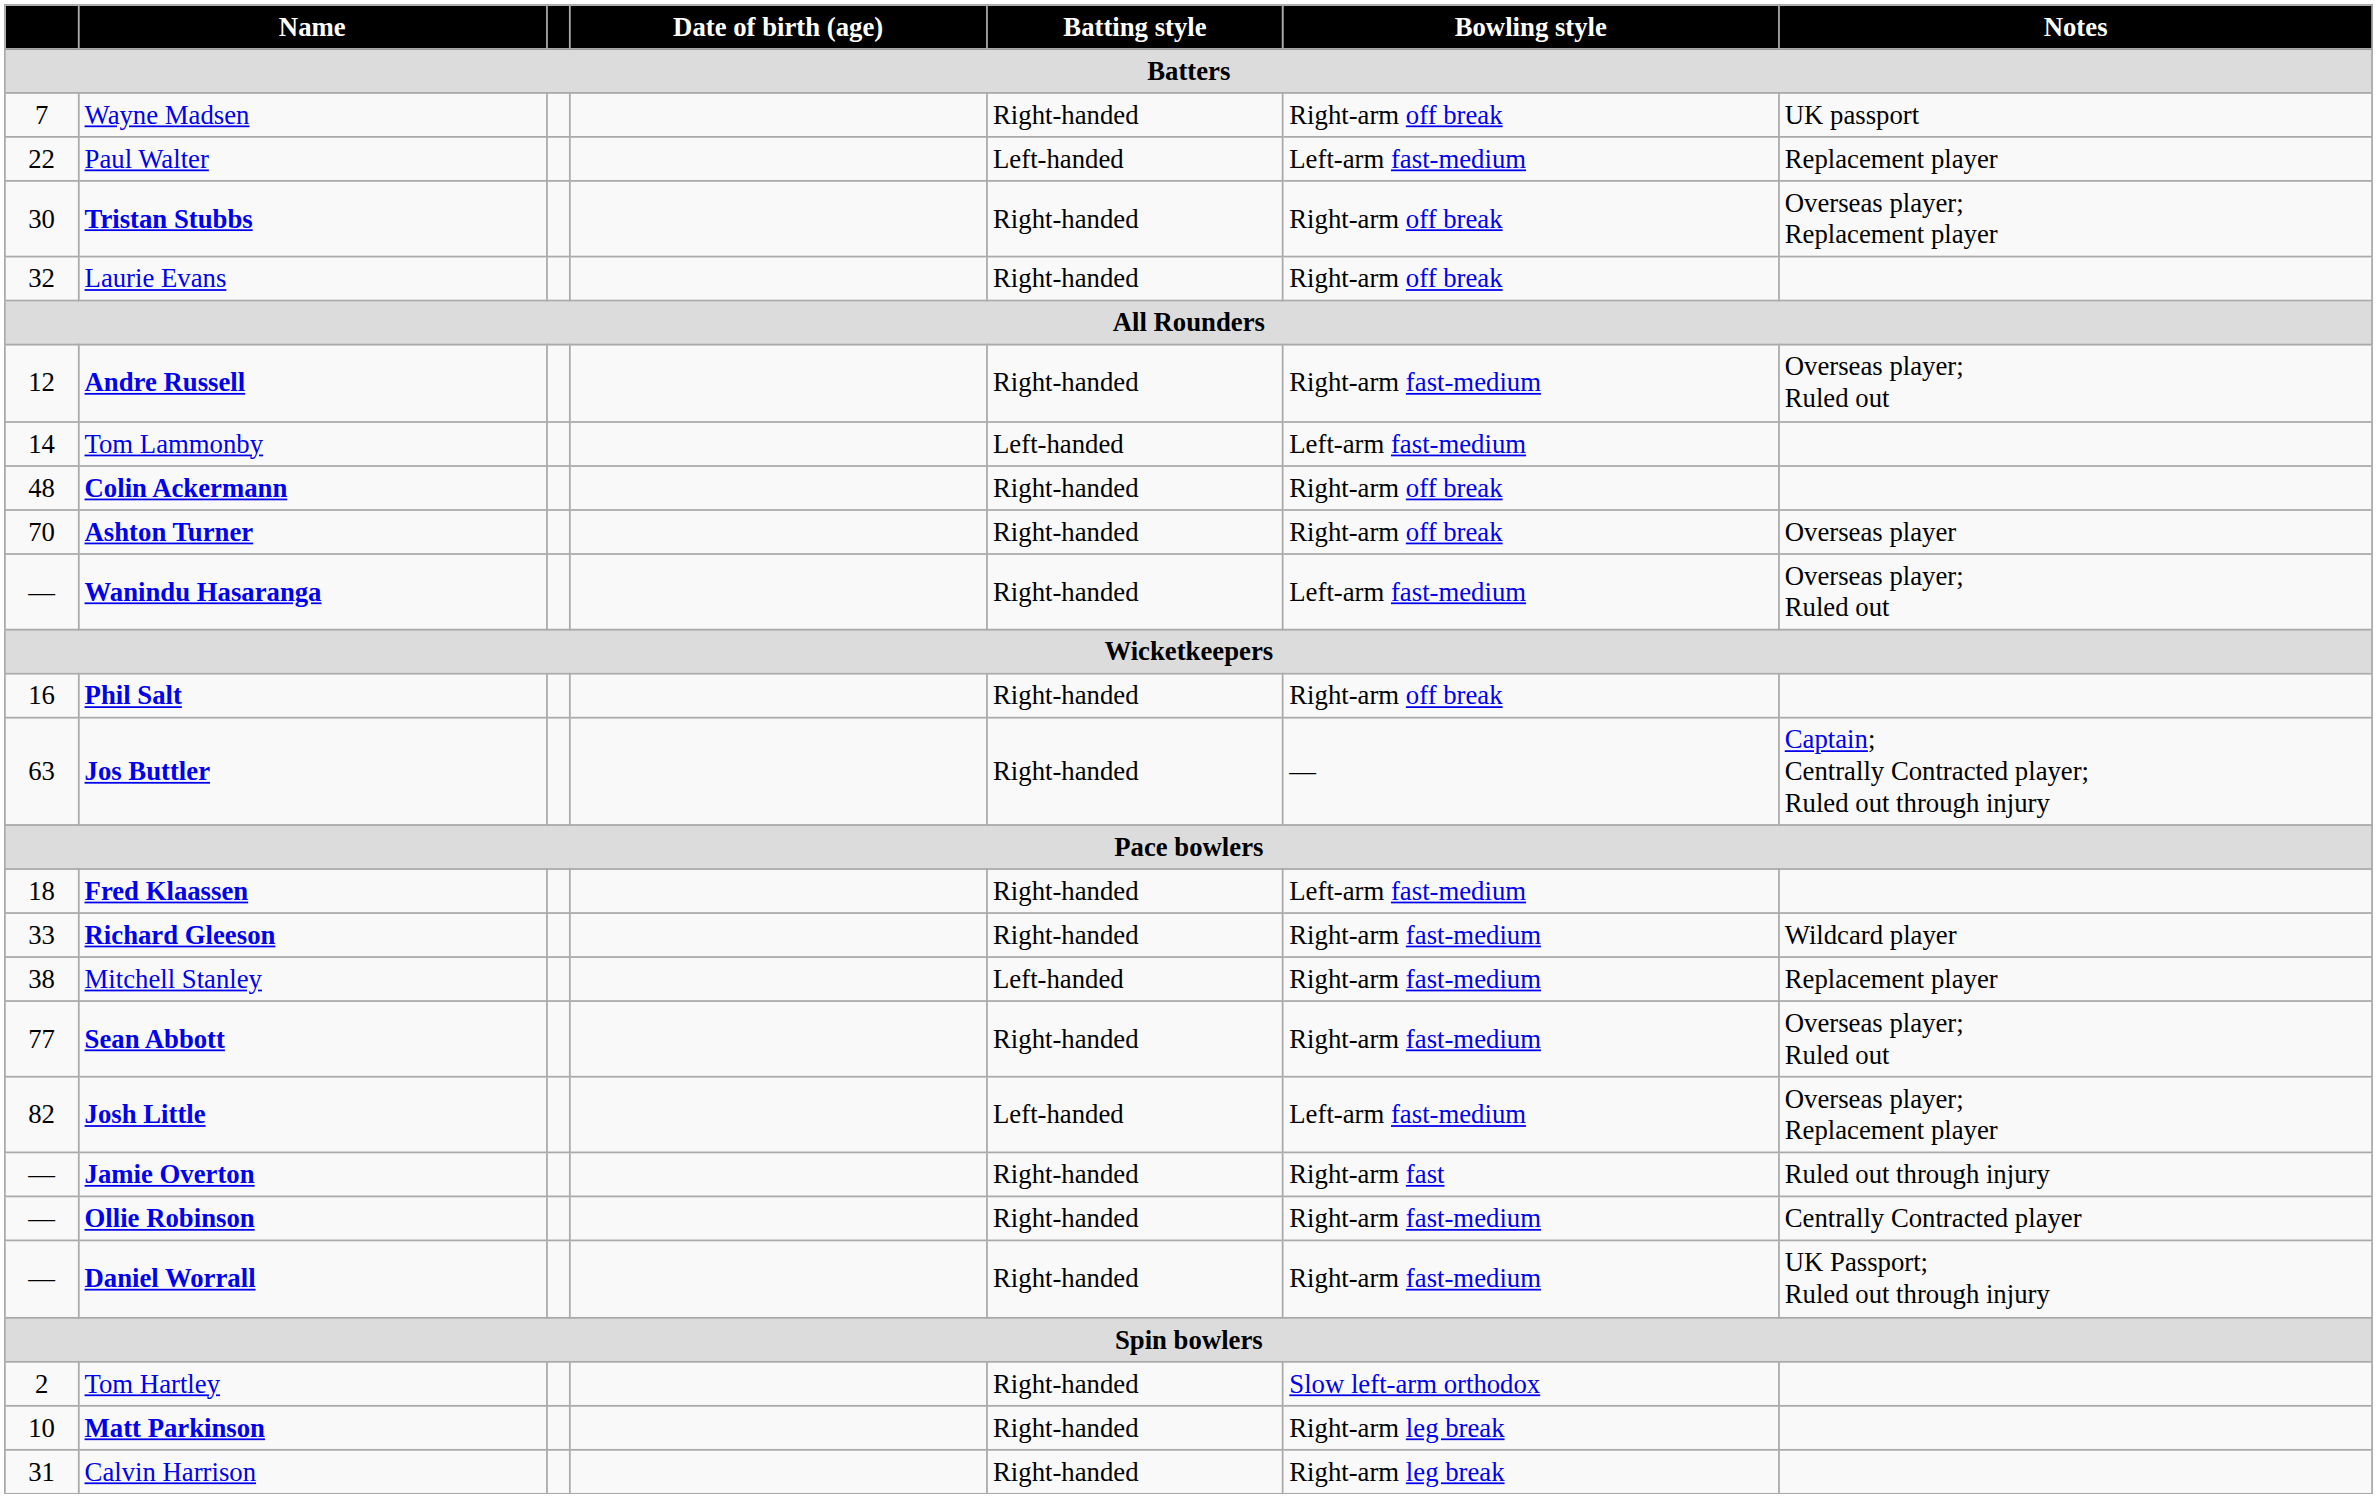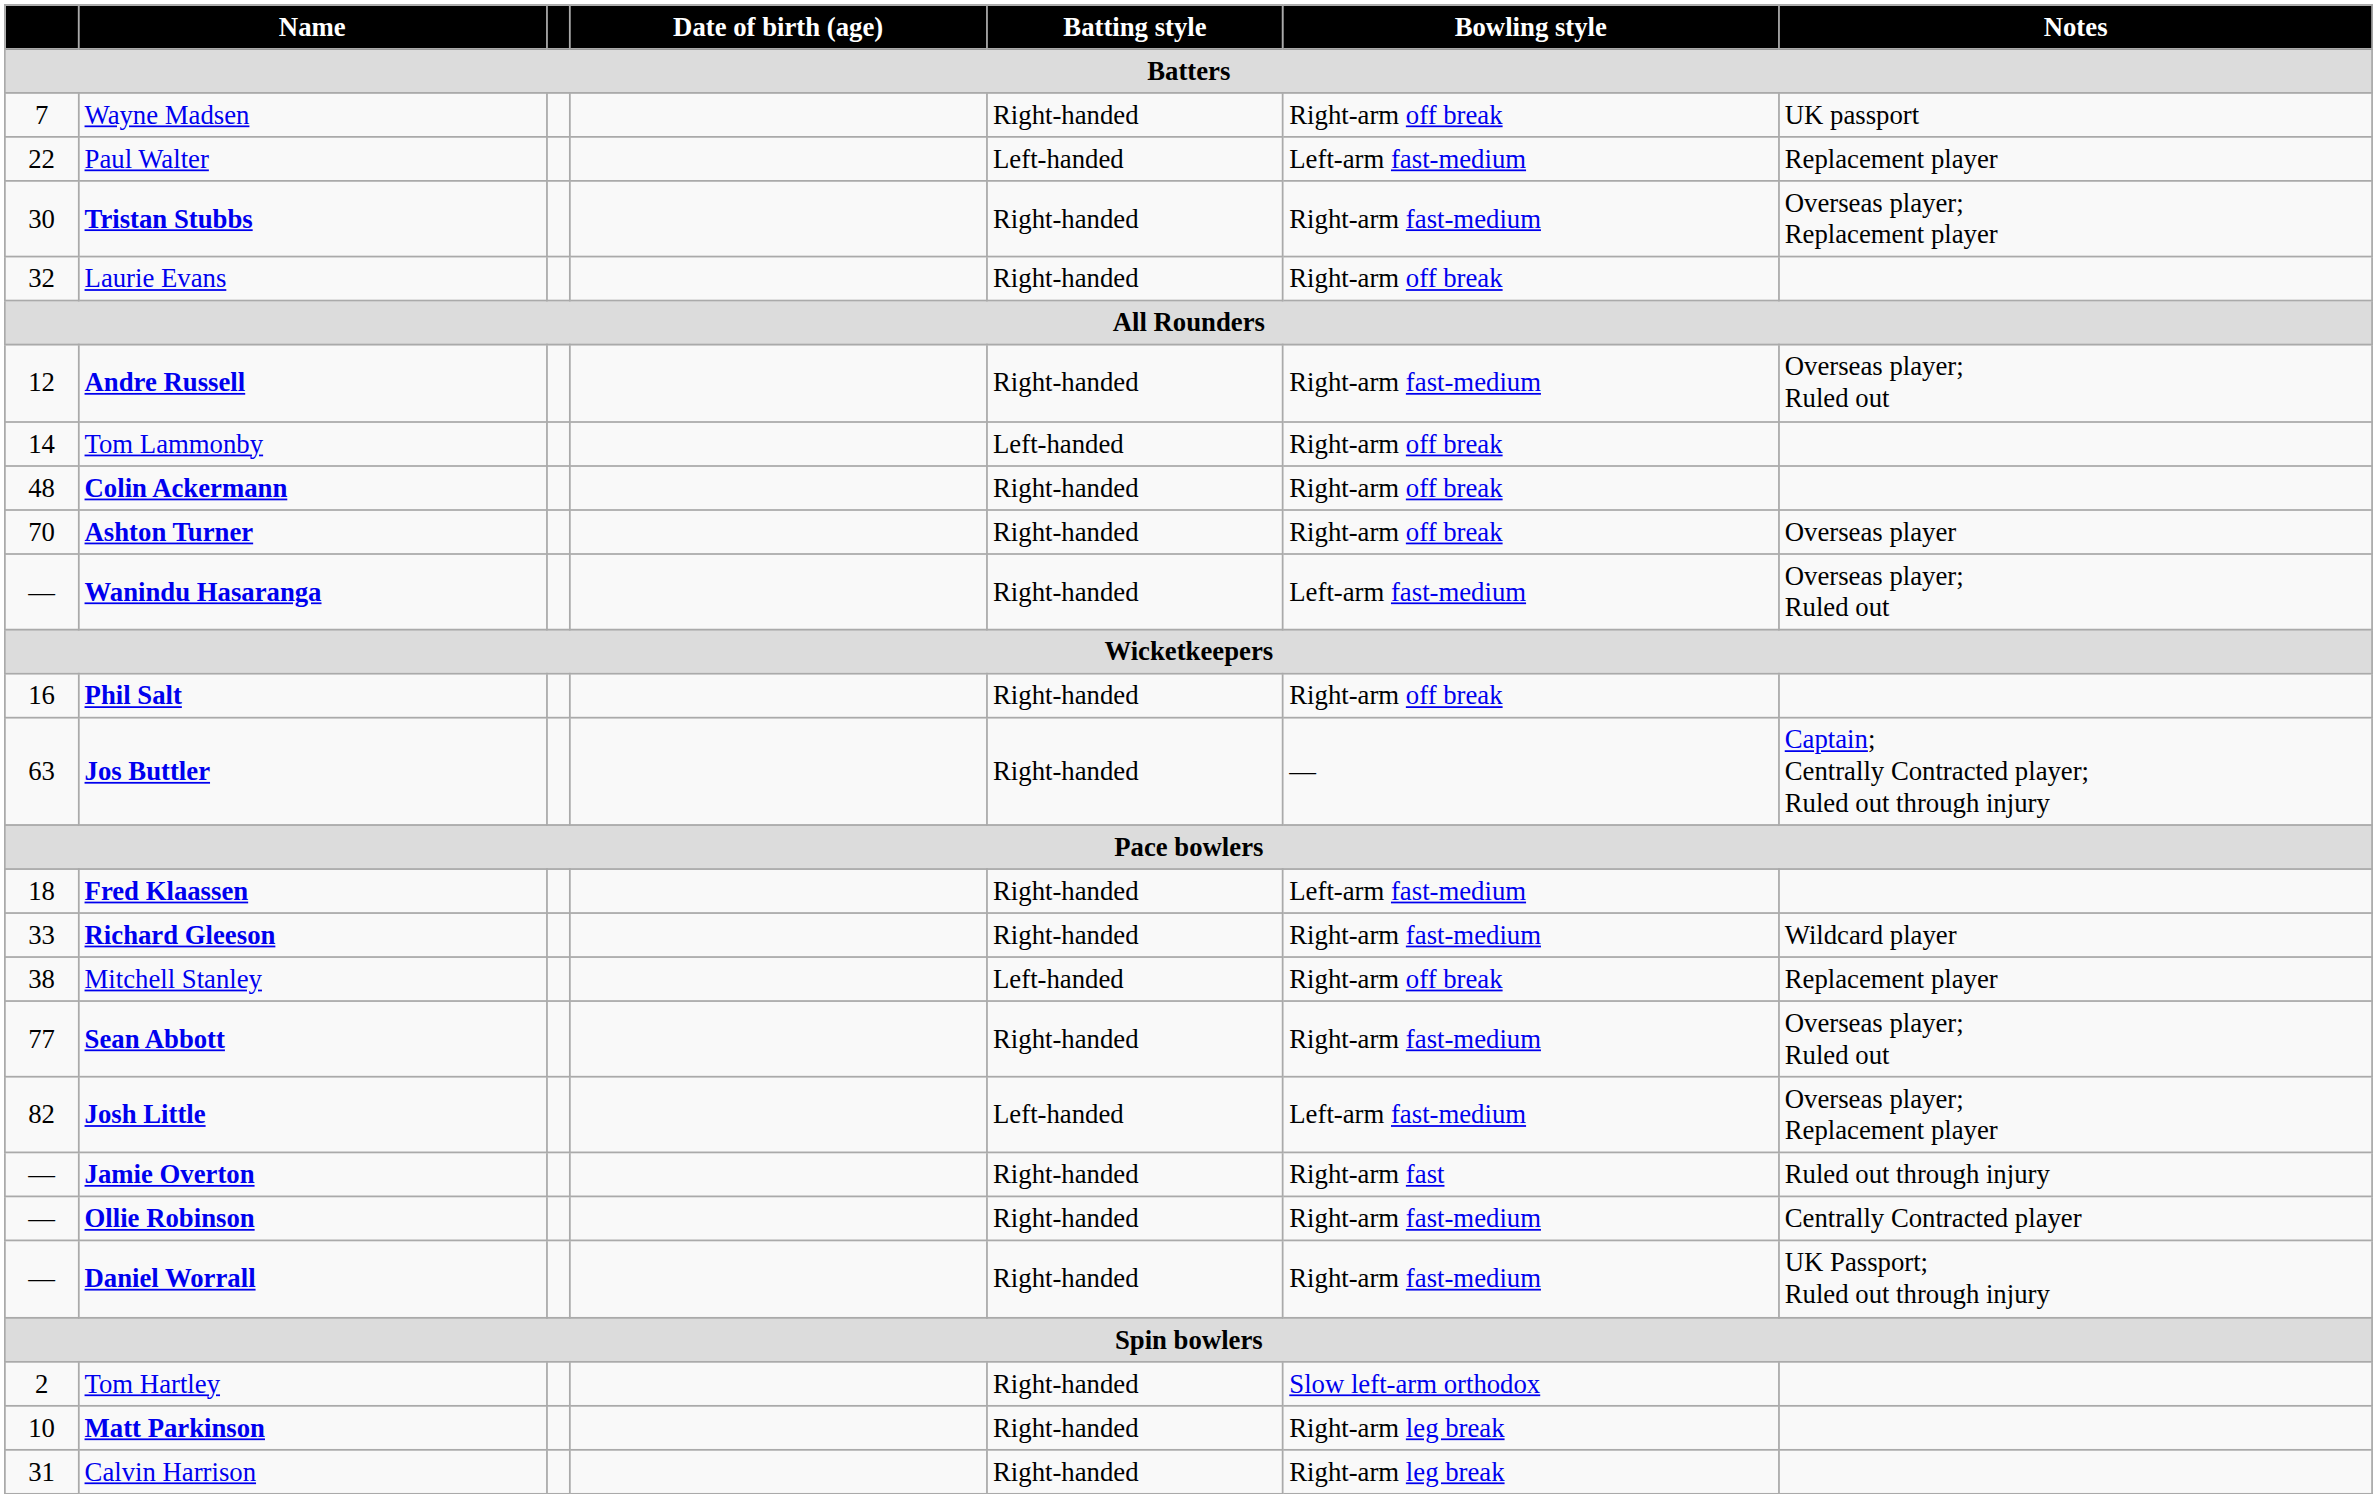(1396, 219) Right-arm off break -> (1415, 219) Right-arm fast-medium
(1408, 442) Left-arm fast-medium -> (1396, 442) Right-arm off break
(1415, 979) Right-arm fast-medium -> (1396, 979) Right-arm off break
